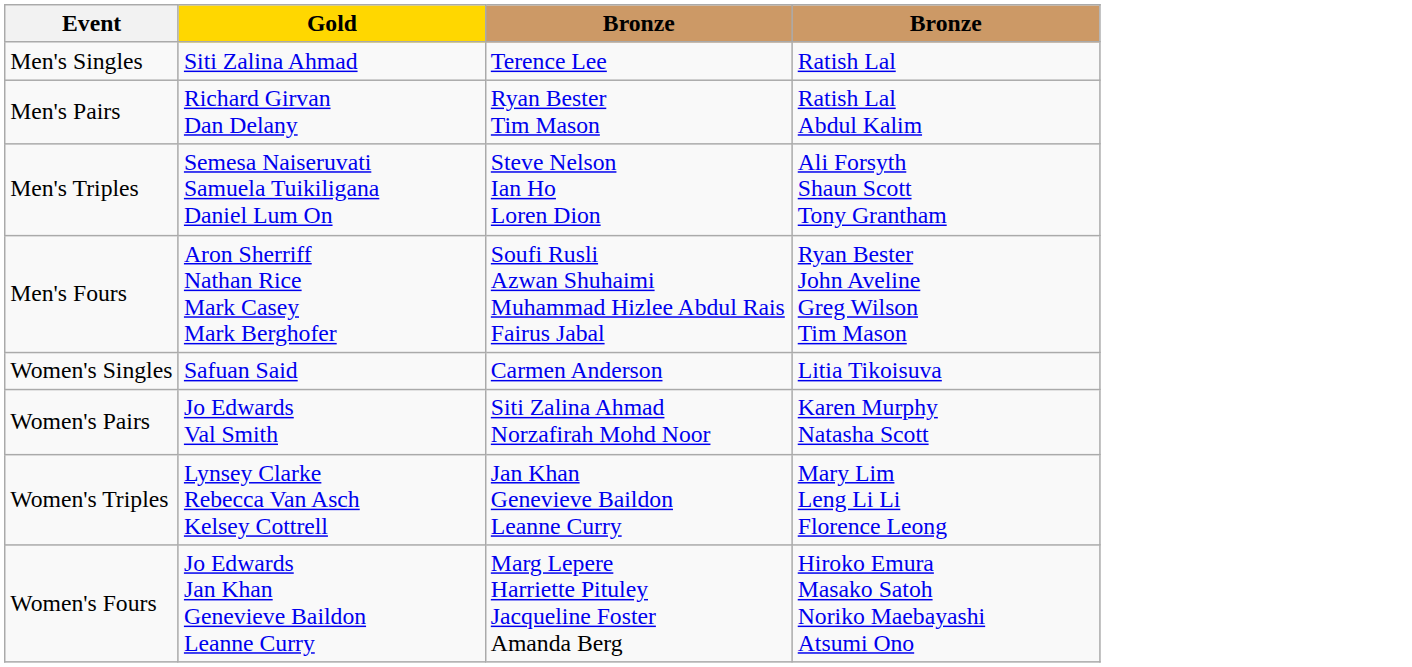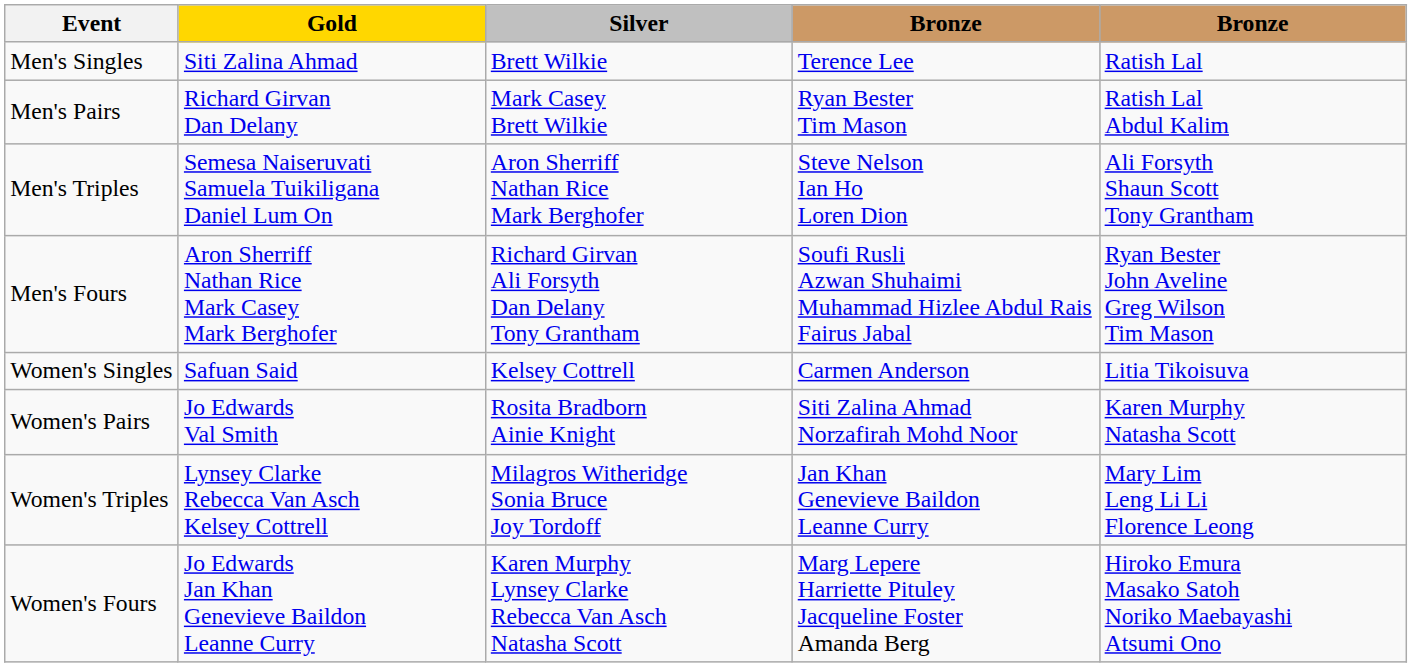+ column: (639, 23)
